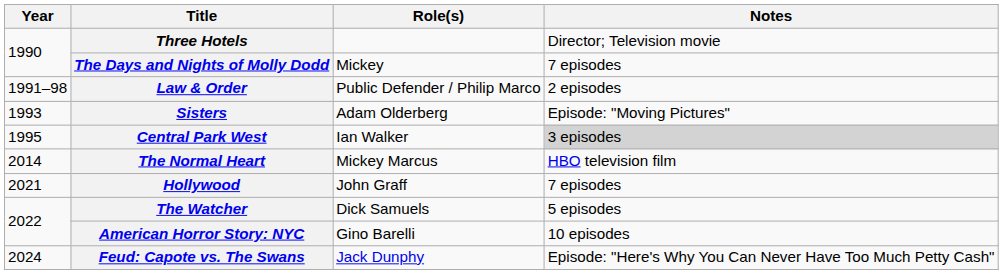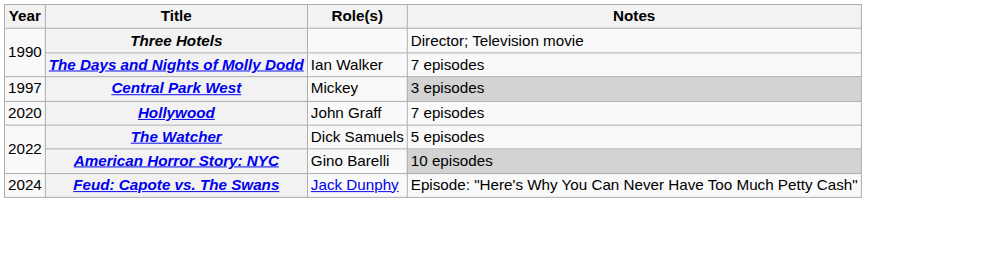(360, 64) Mickey -> (347, 64) Ian Walker
- row: (202, 88)
- row: (202, 112)
(25, 137) 1995 -> (25, 88) 1997
(372, 137) Ian Walker -> (334, 88) Mickey
- row: (202, 161)
(25, 185) 2021 -> (25, 112) 2020
(589, 233) no background -> (452, 161) lightgrey background
